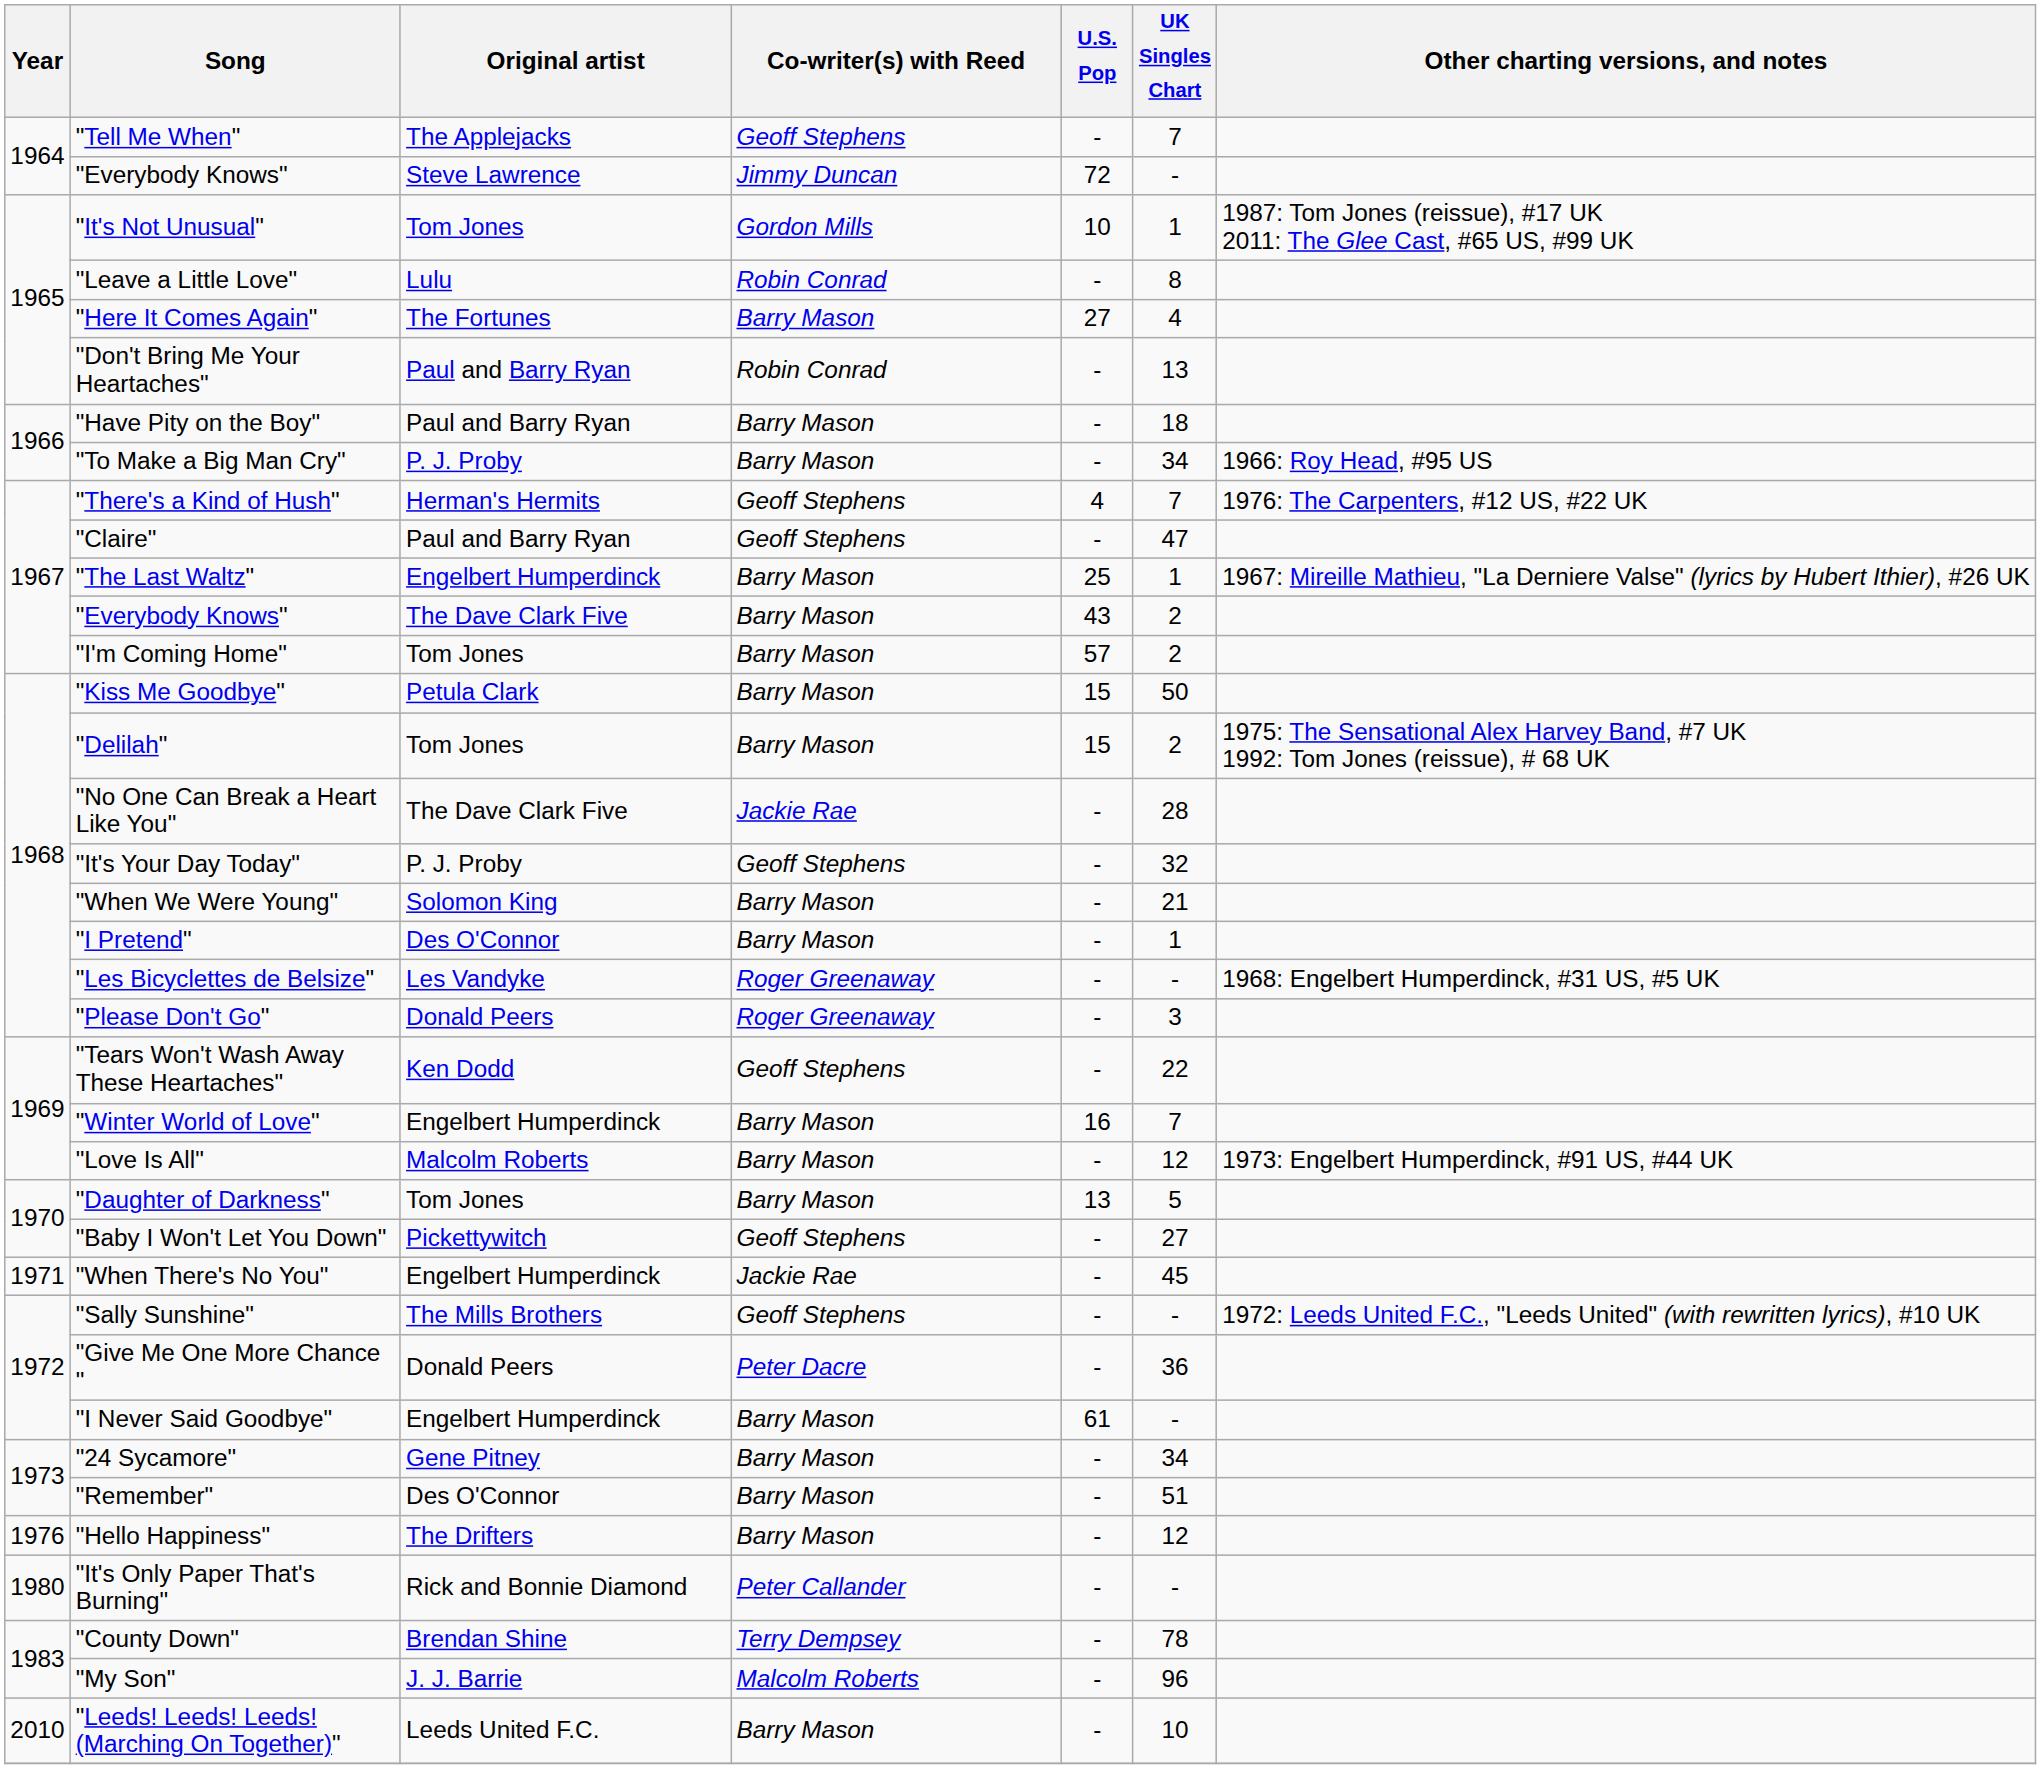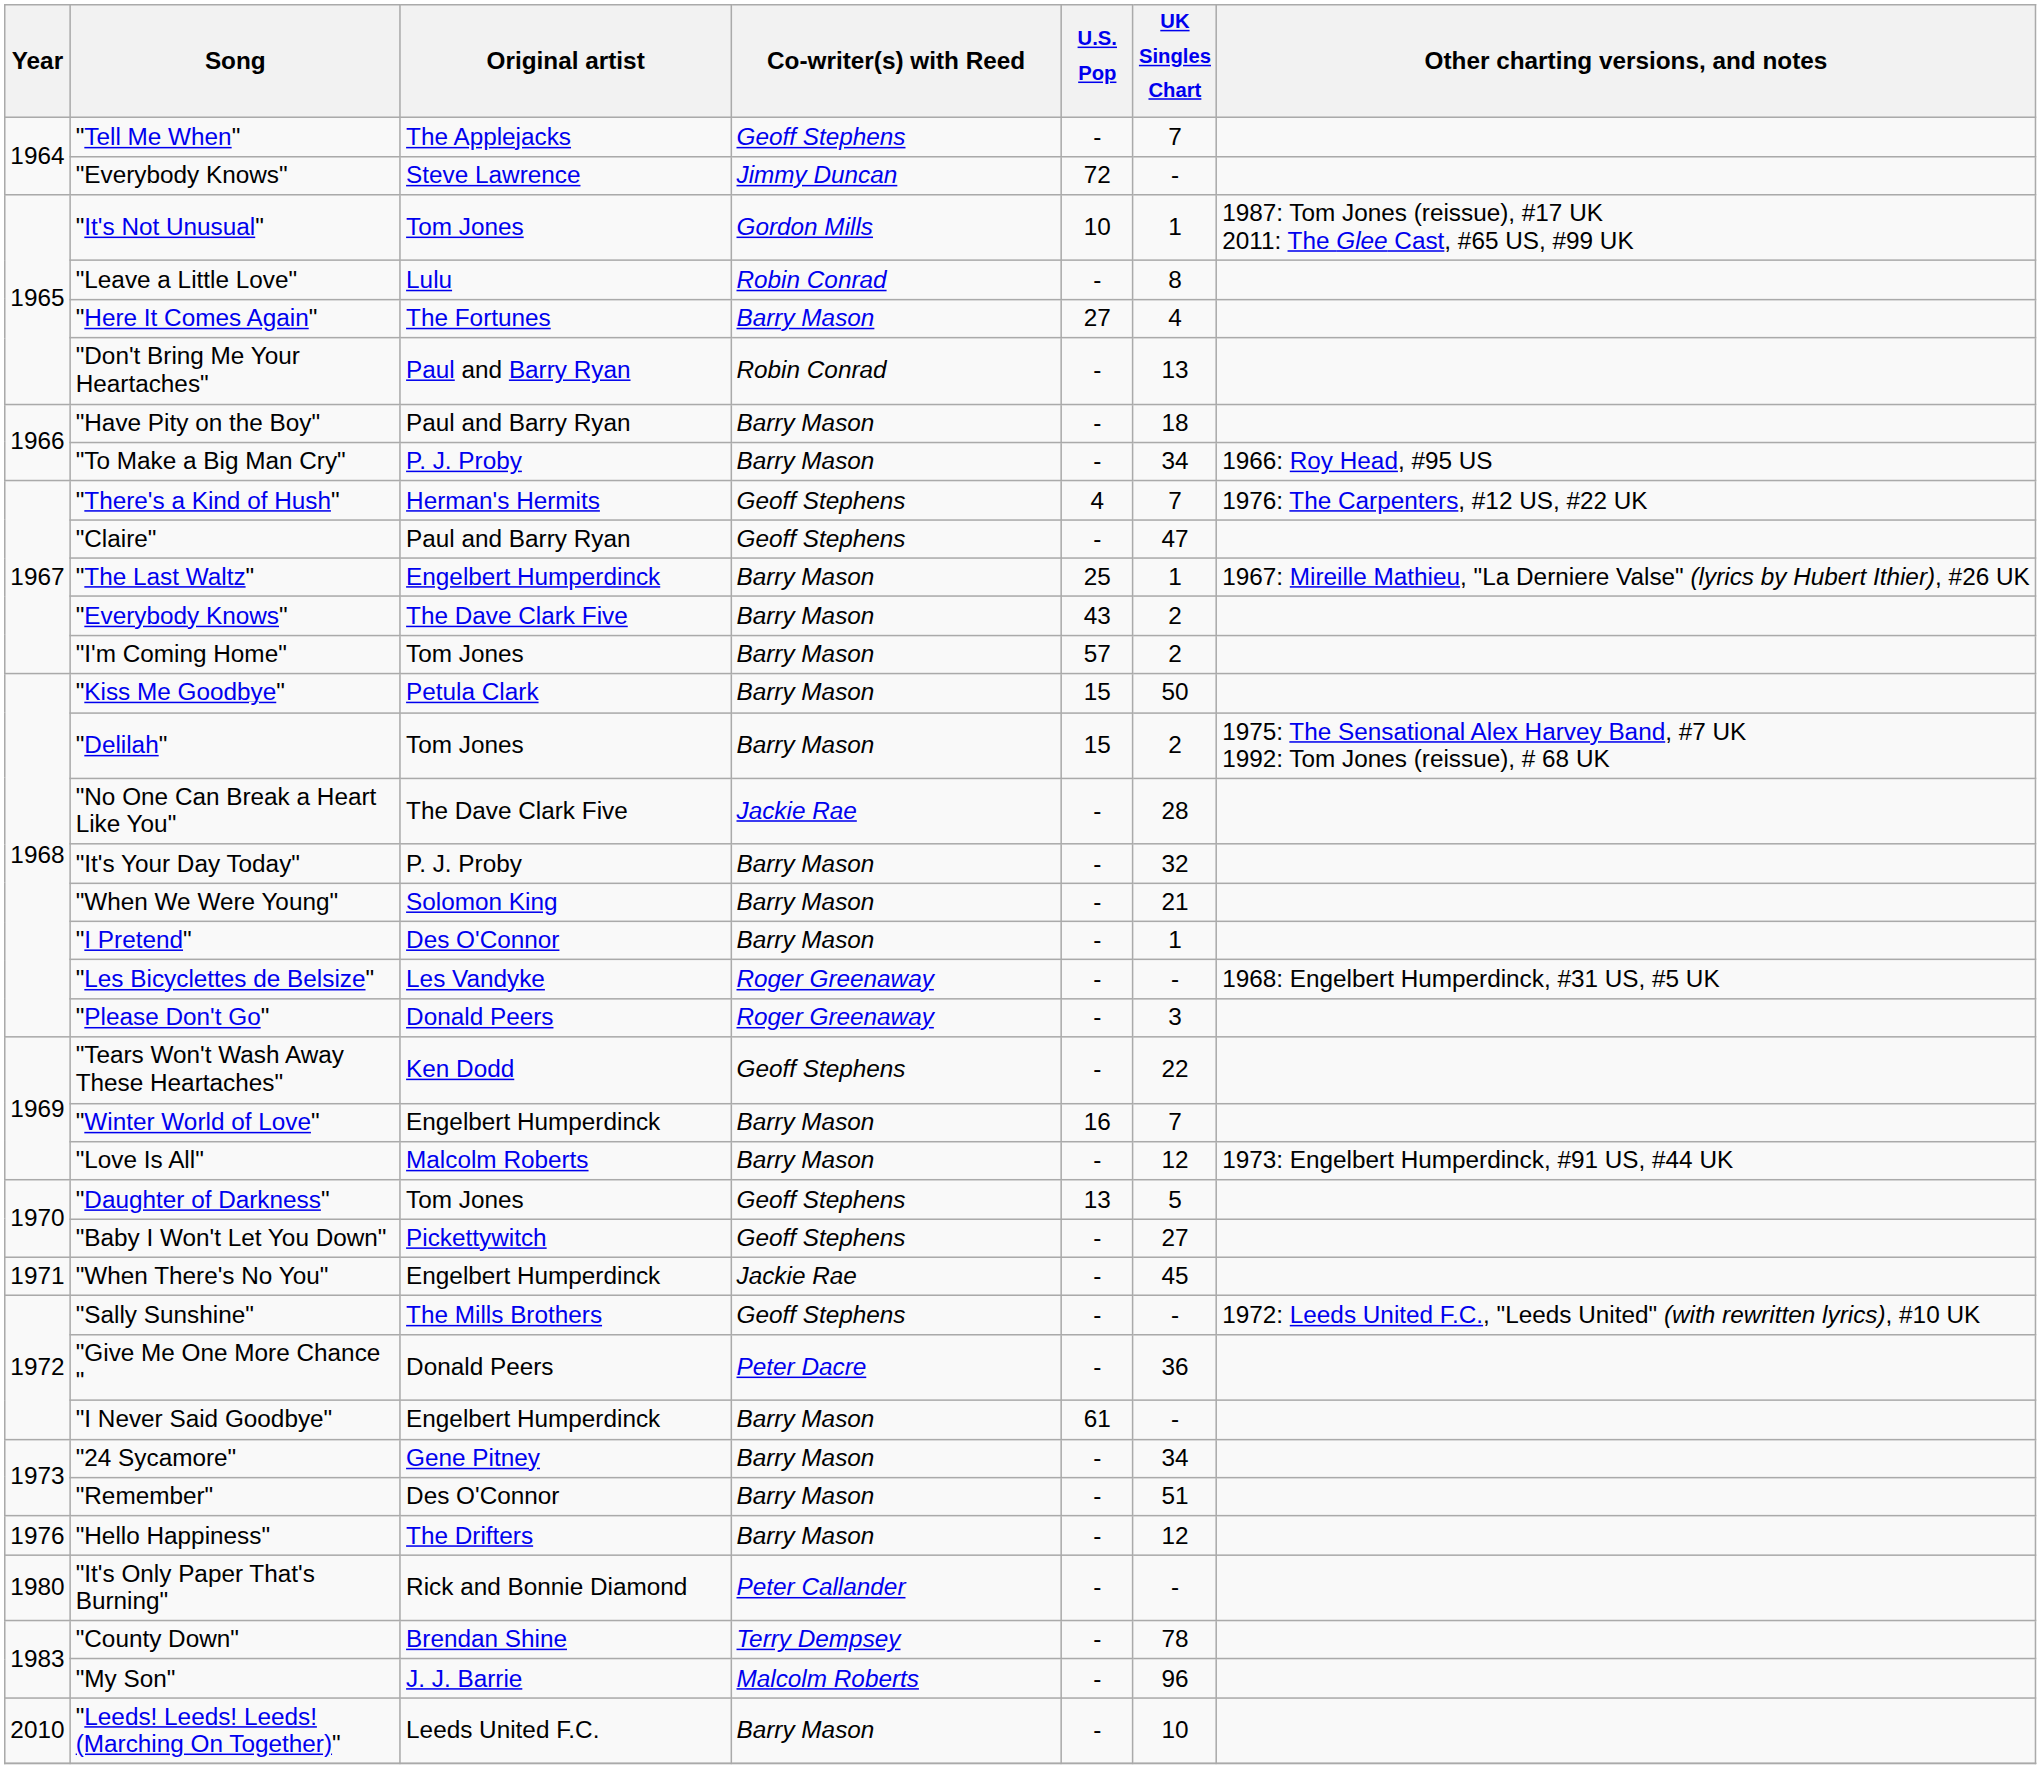(821, 863) Geoff Stephens -> (805, 863) Barry Mason
(805, 1199) Barry Mason -> (821, 1199) Geoff Stephens
